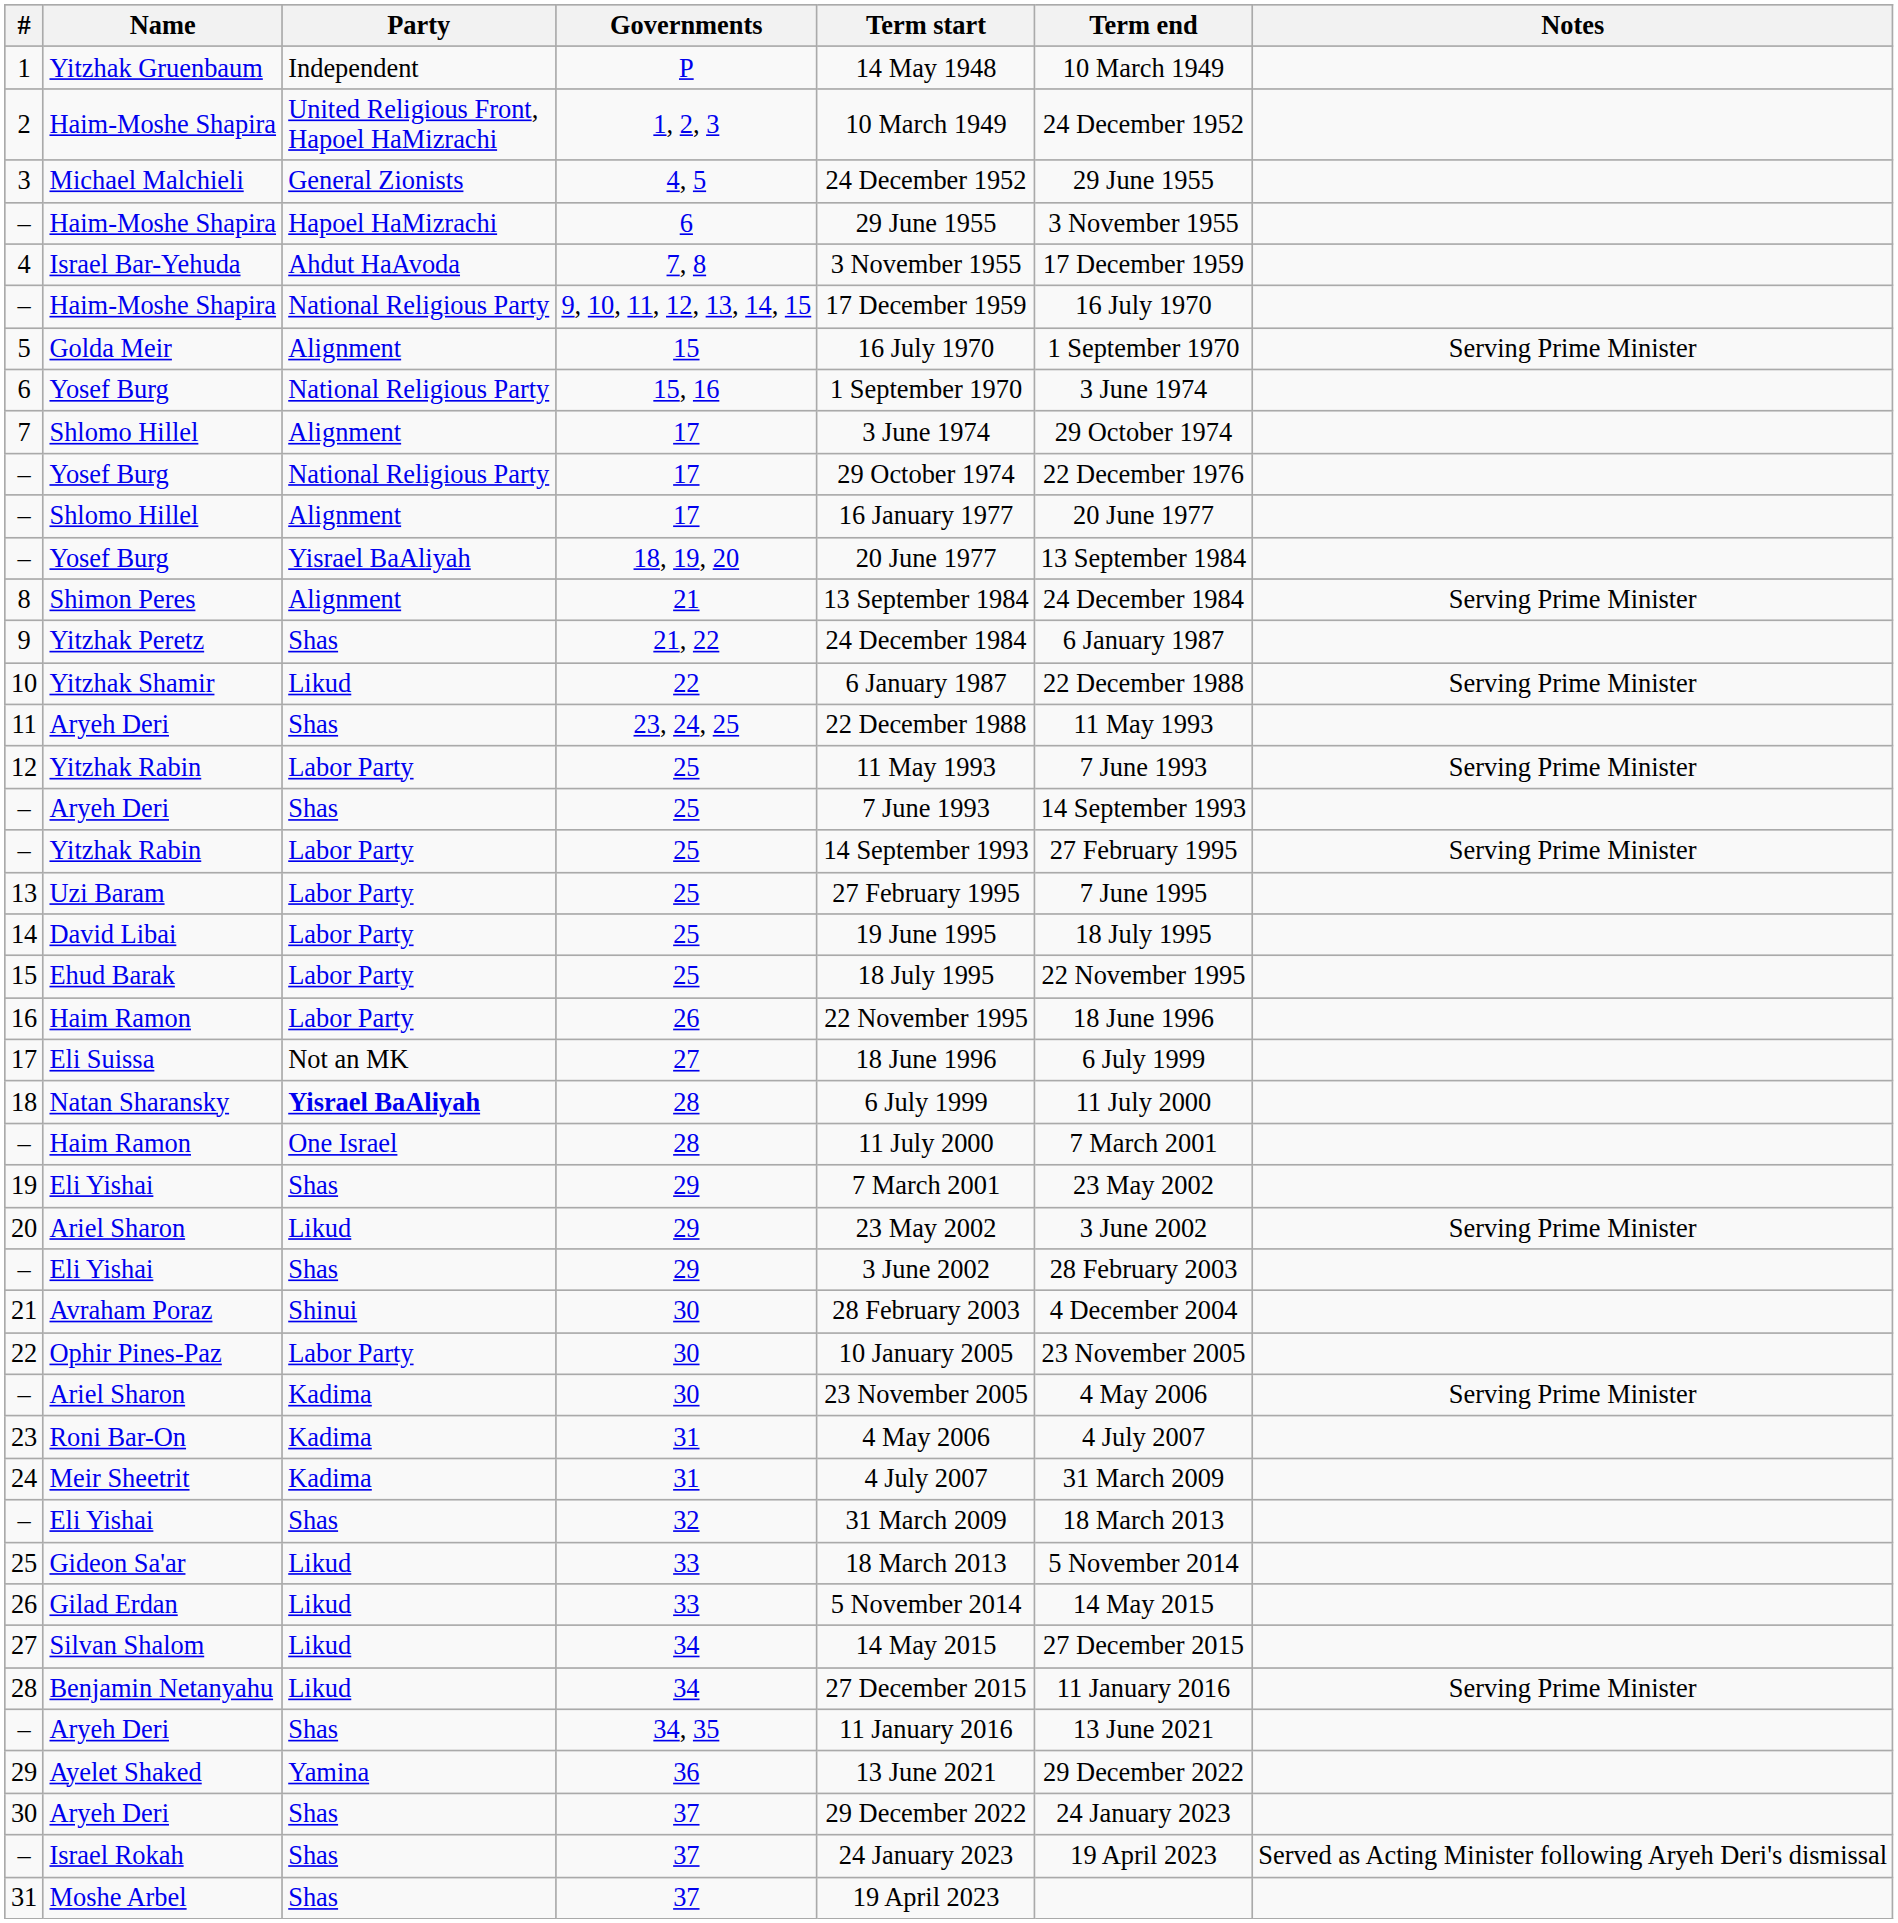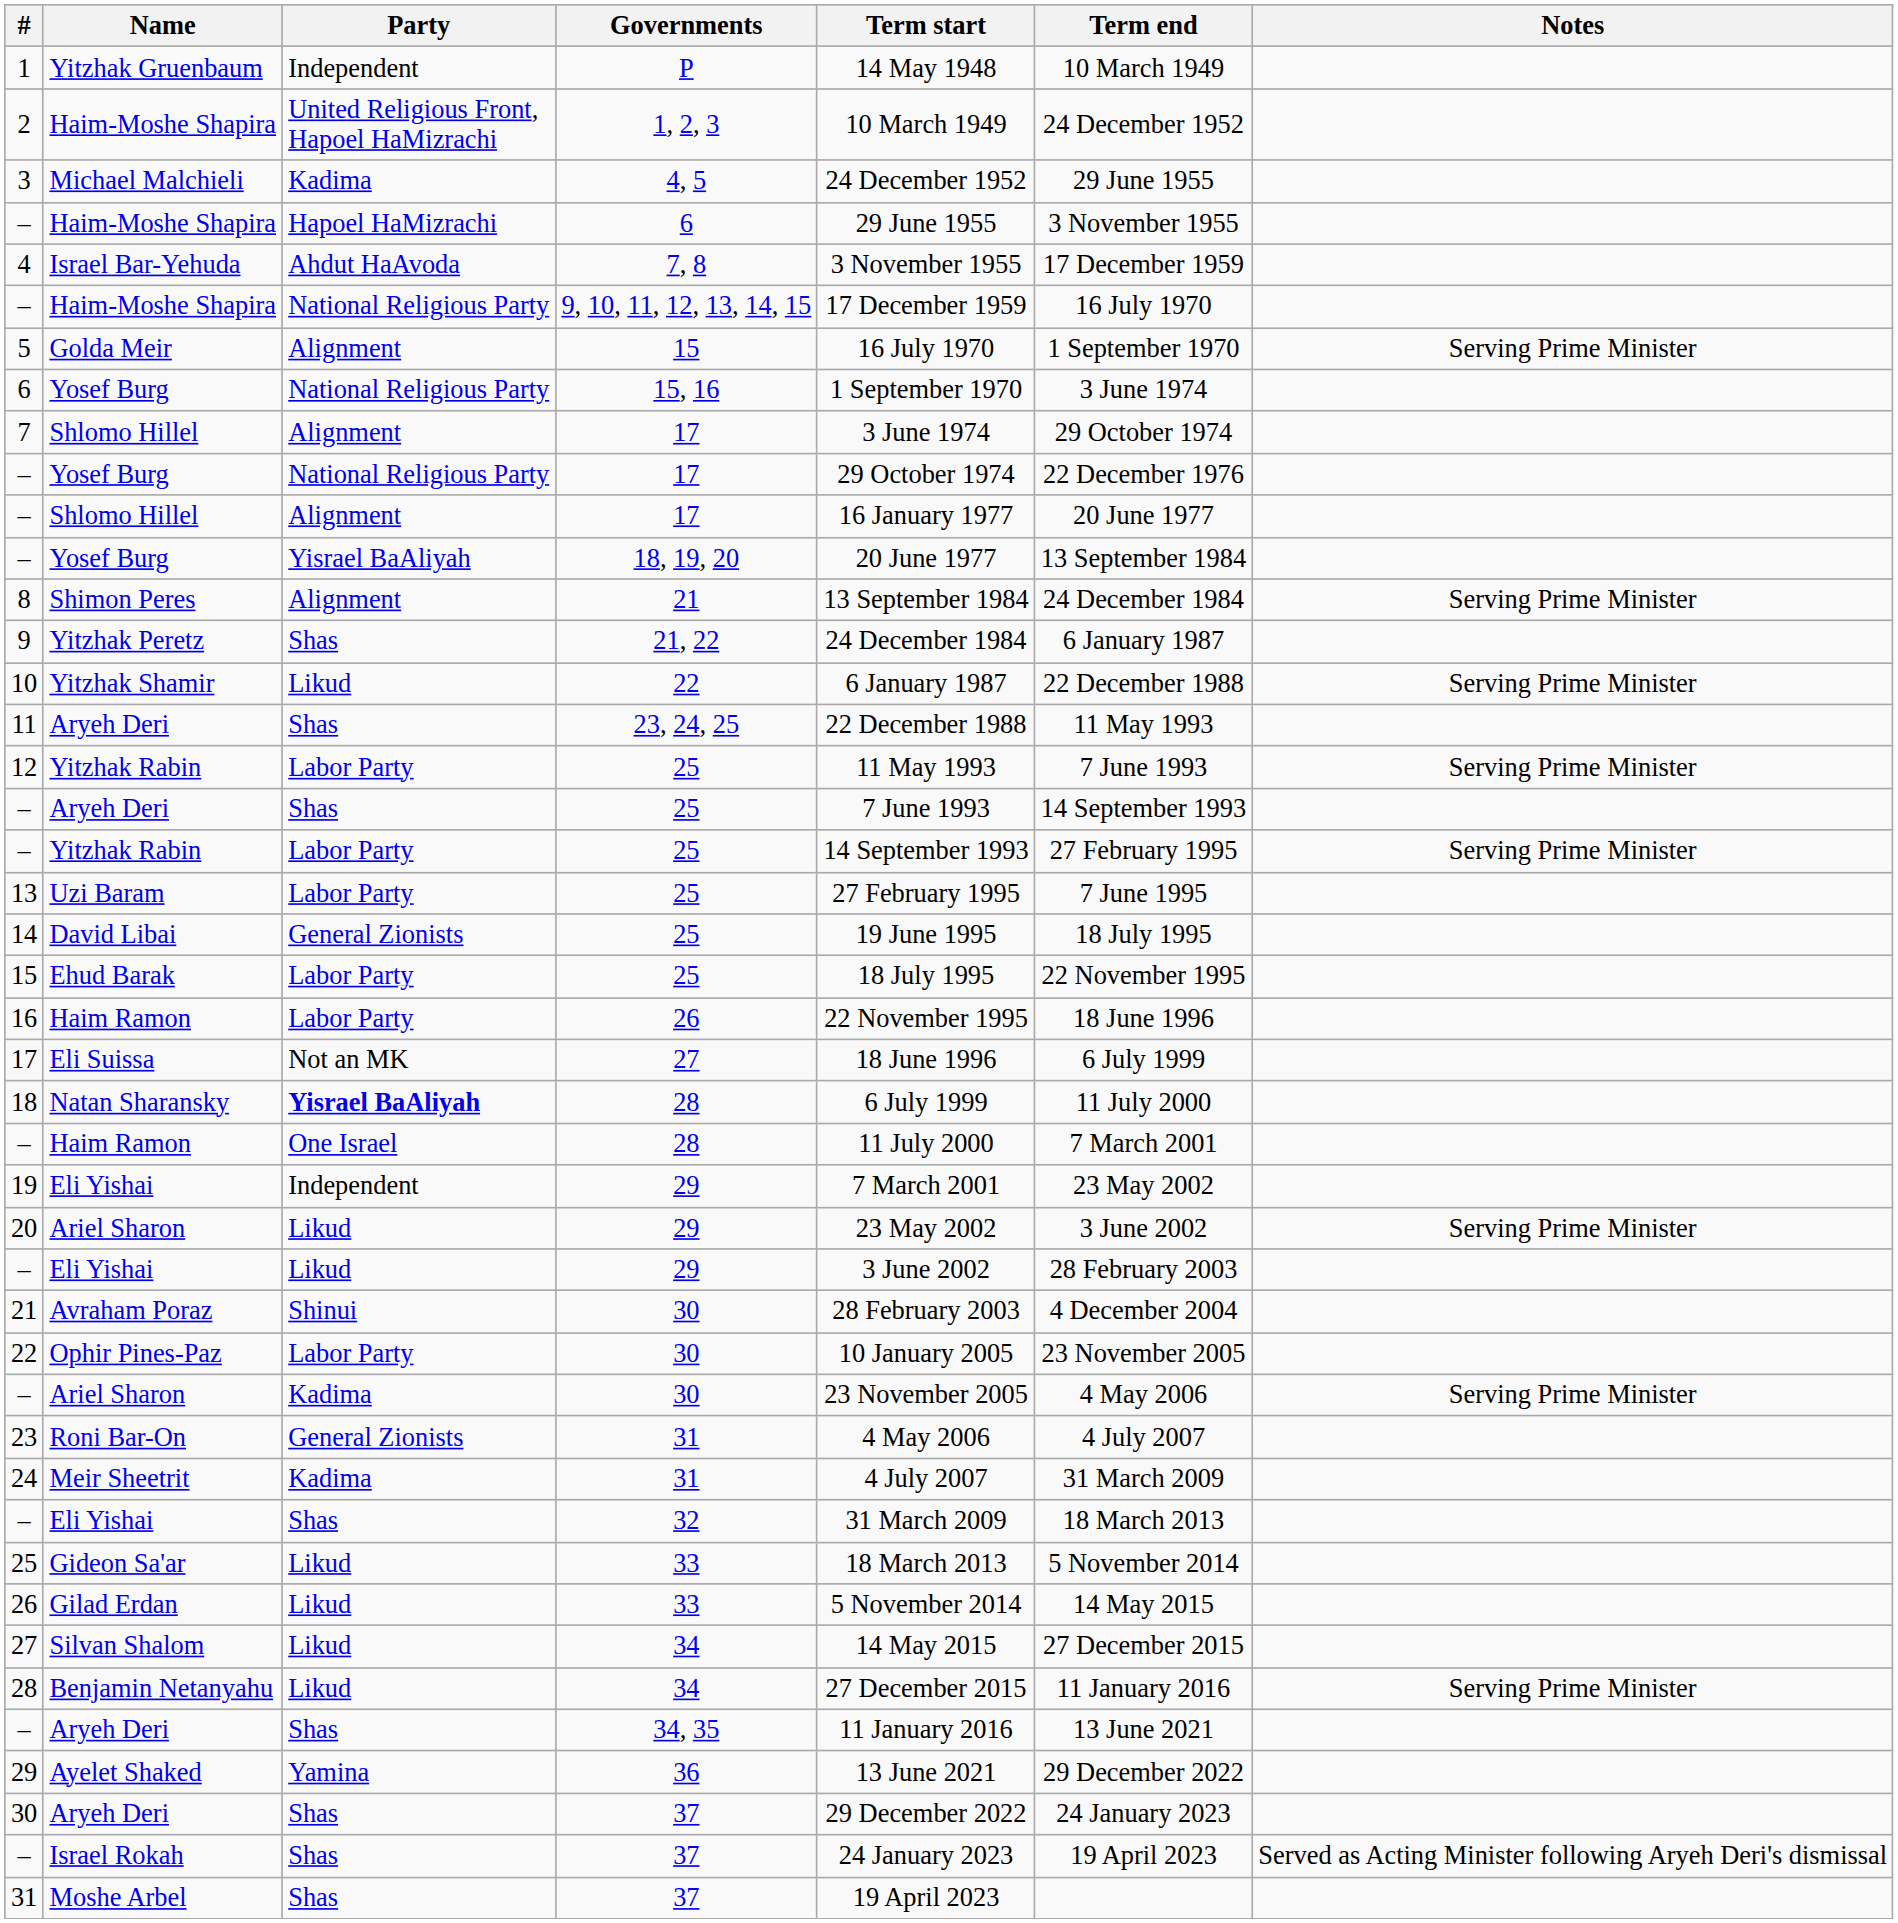(376, 180) General Zionists -> (330, 180) Kadima
(351, 934) Labor Party -> (376, 934) General Zionists
(313, 1185) Shas -> (353, 1185) Independent
(313, 1269) Shas -> (320, 1269) Likud
(330, 1436) Kadima -> (376, 1436) General Zionists
